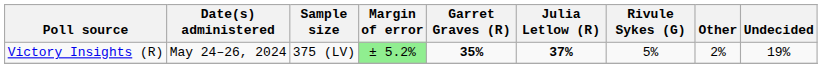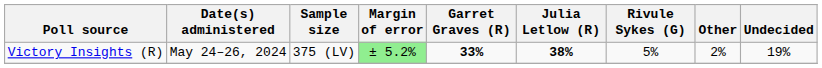(471, 53) 35% -> (471, 53) 33%
(561, 53) 37% -> (561, 53) 38%
